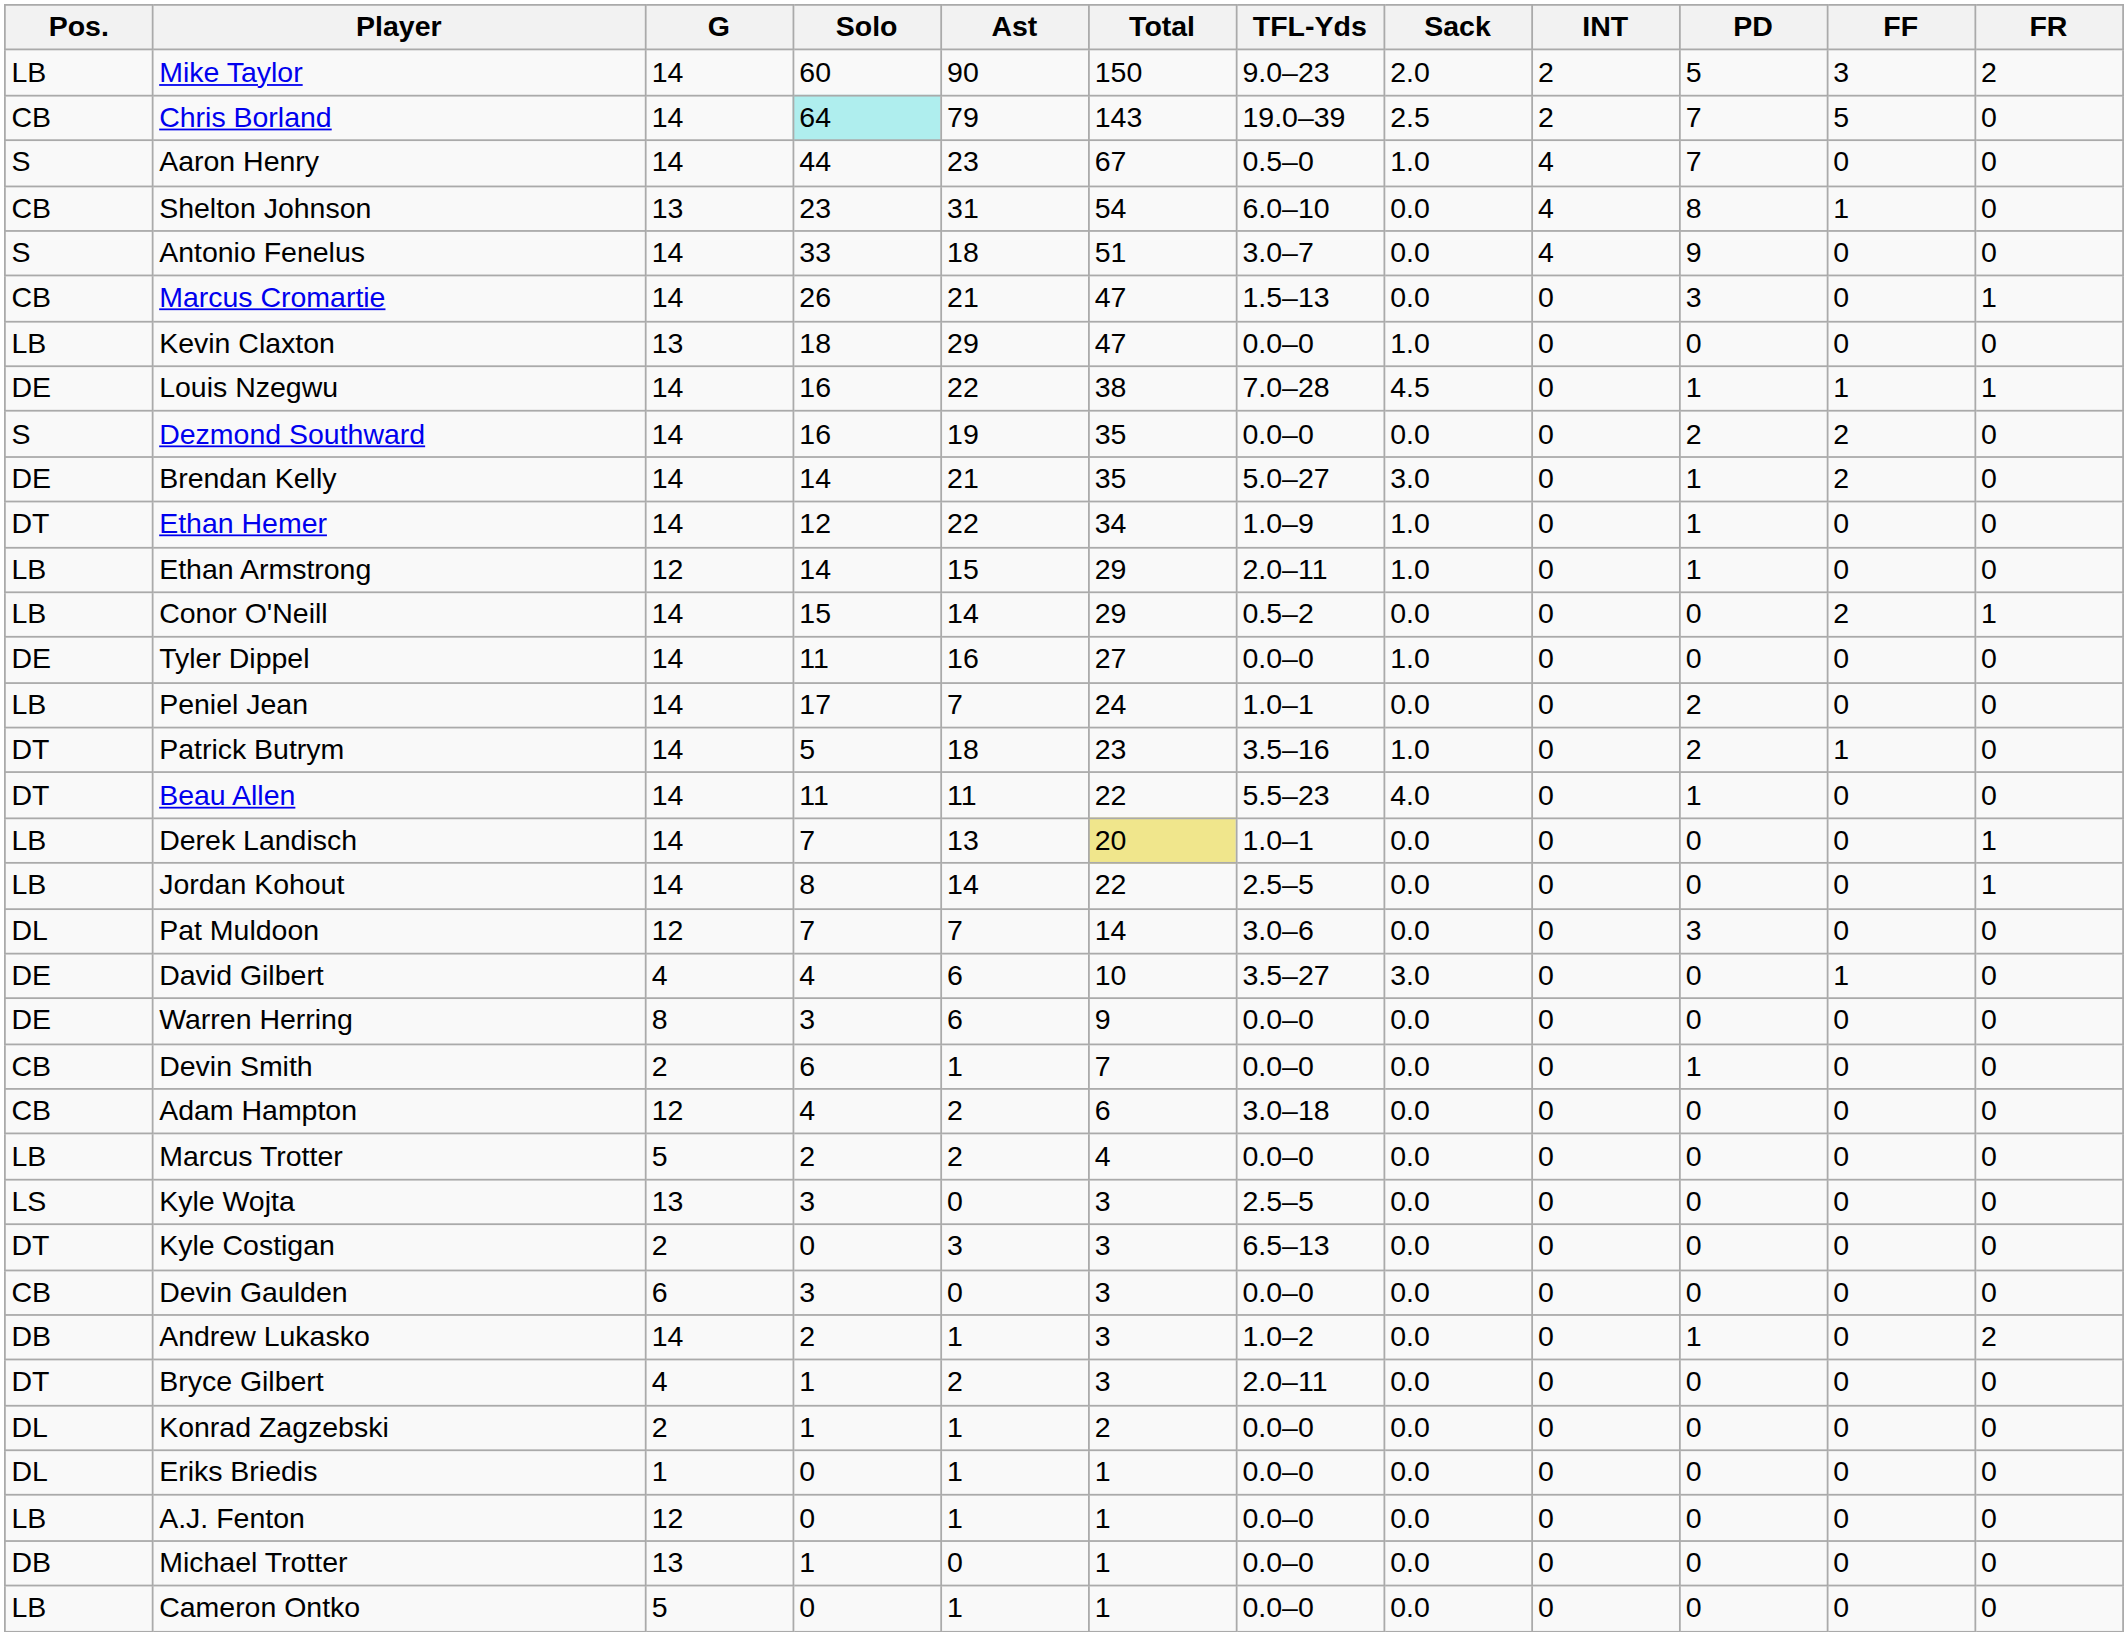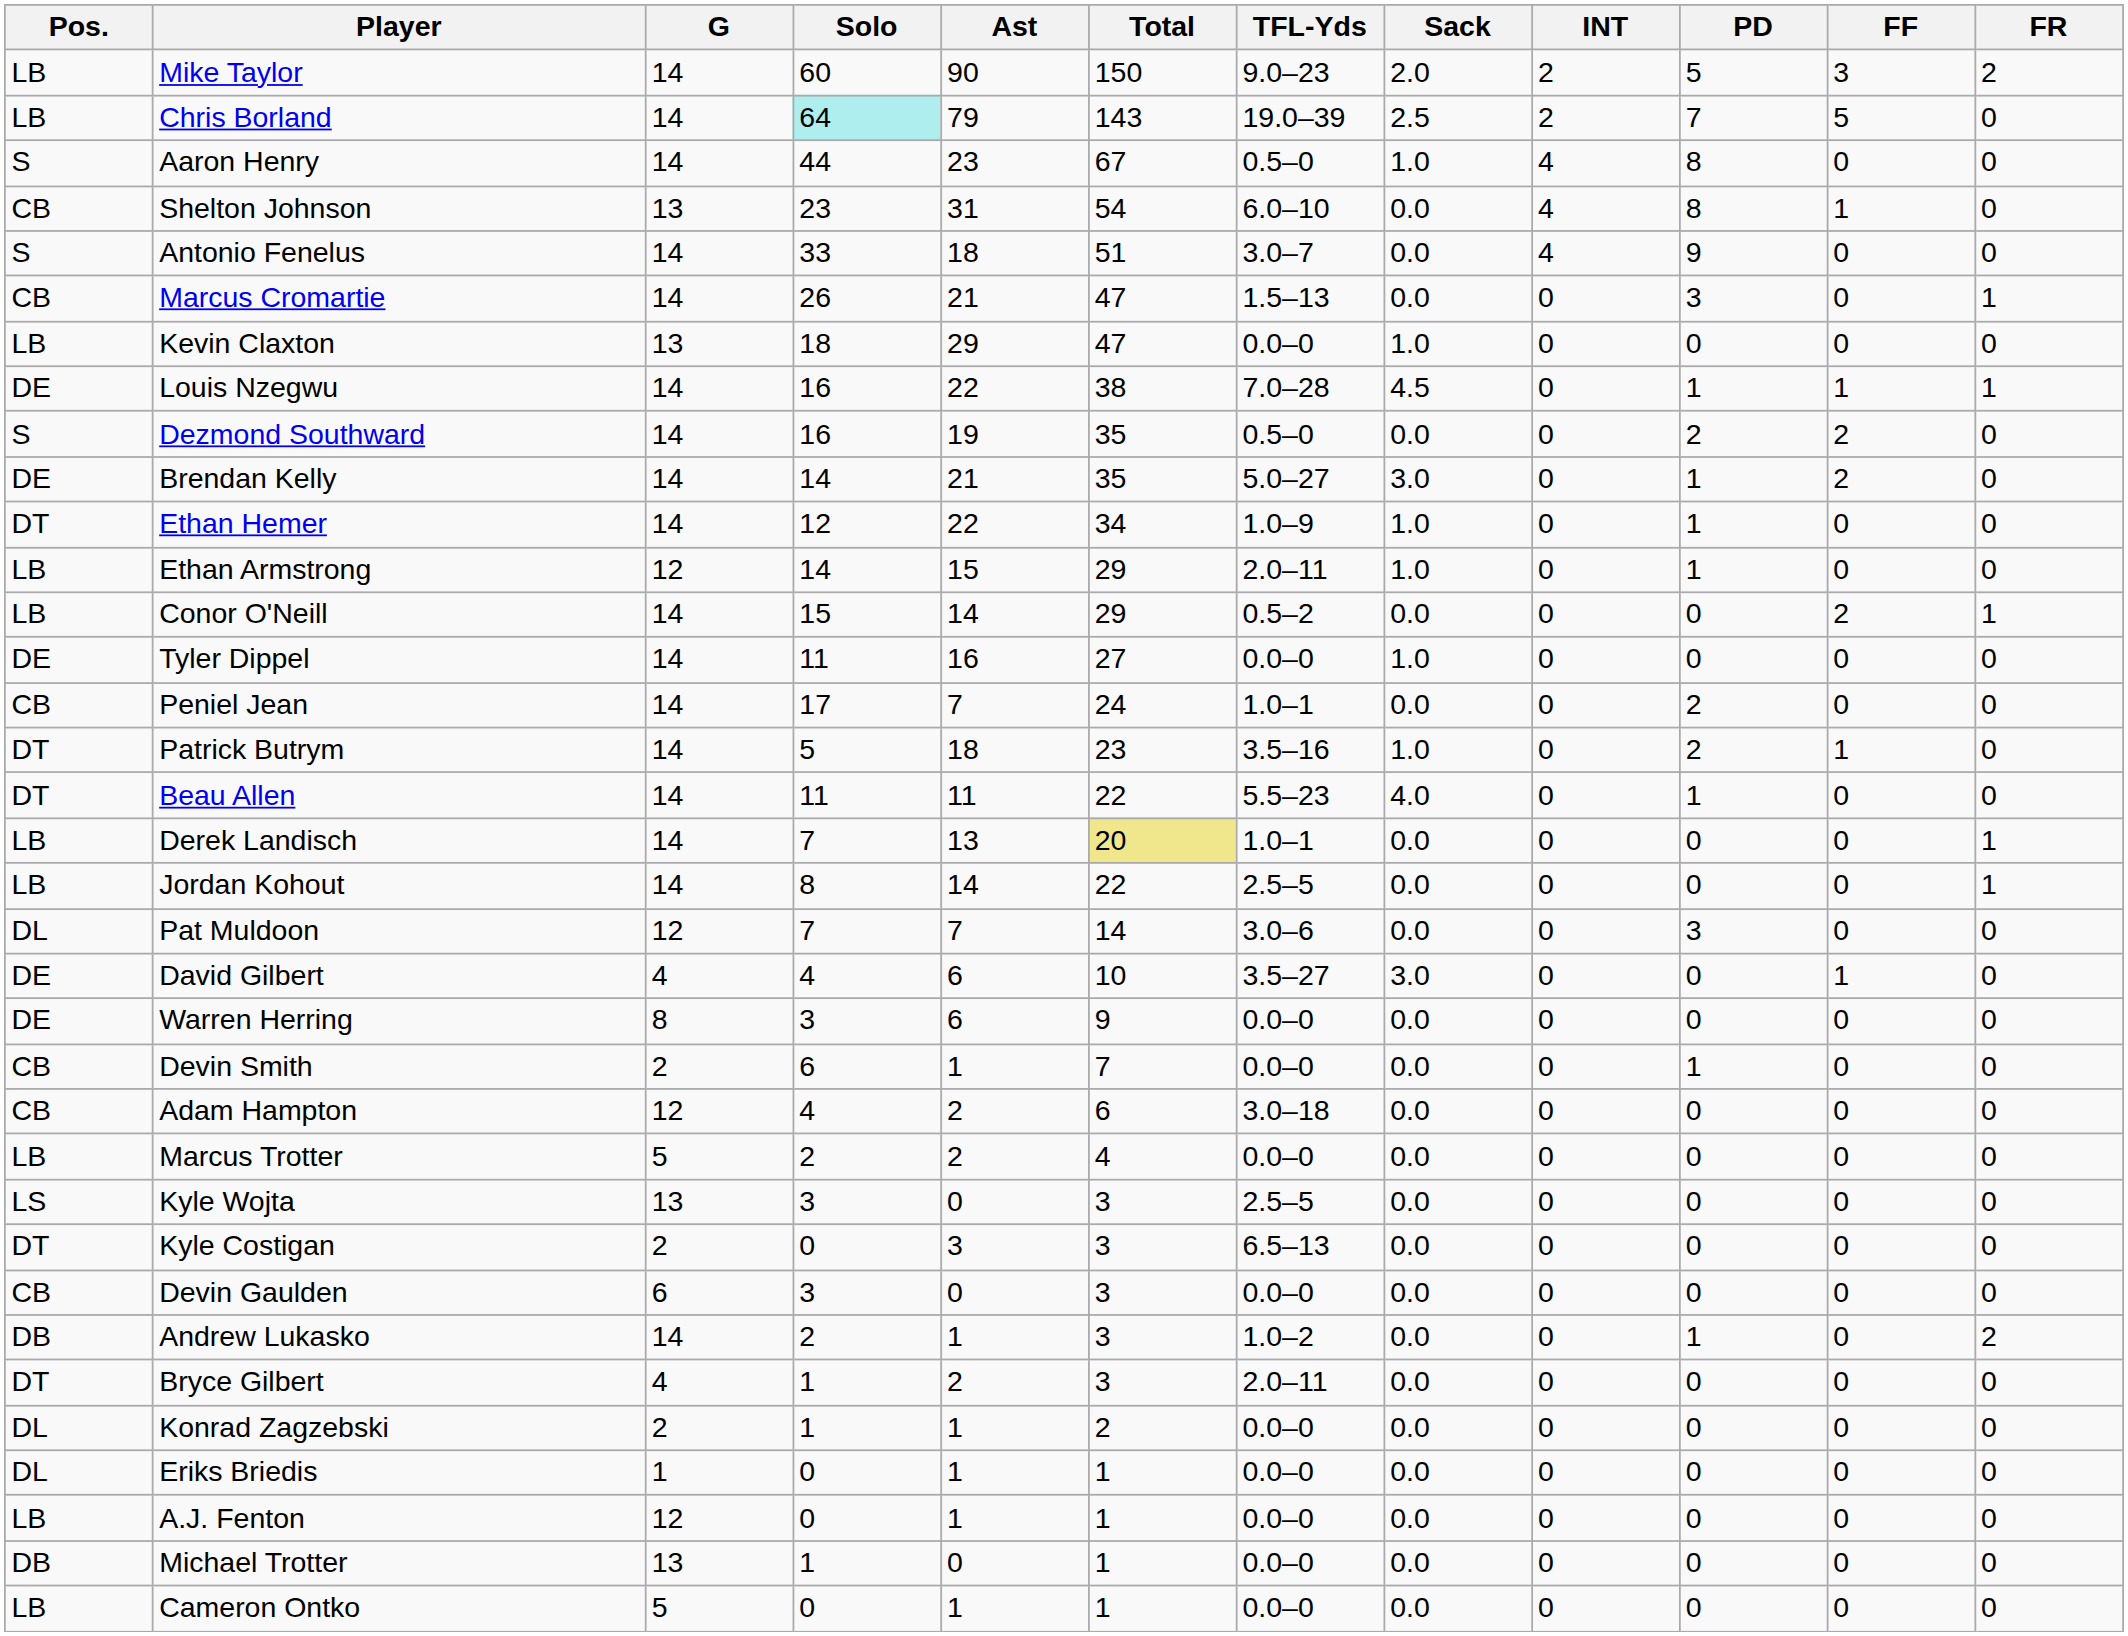(31, 117) CB -> (29, 117) LB
(1694, 162) 7 -> (1694, 162) 8
(1278, 433) 0.0–0 -> (1278, 433) 0.5–0
(29, 704) LB -> (31, 704) CB
